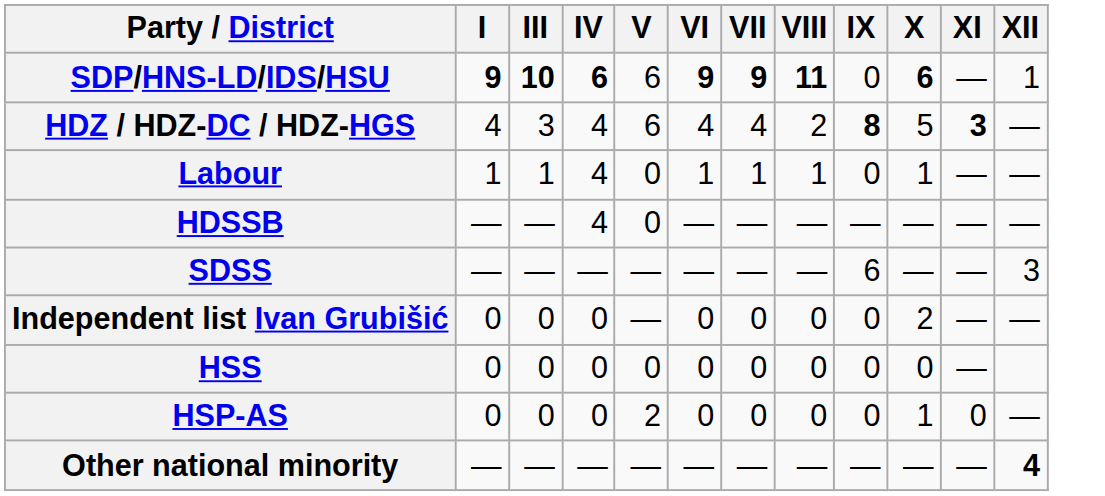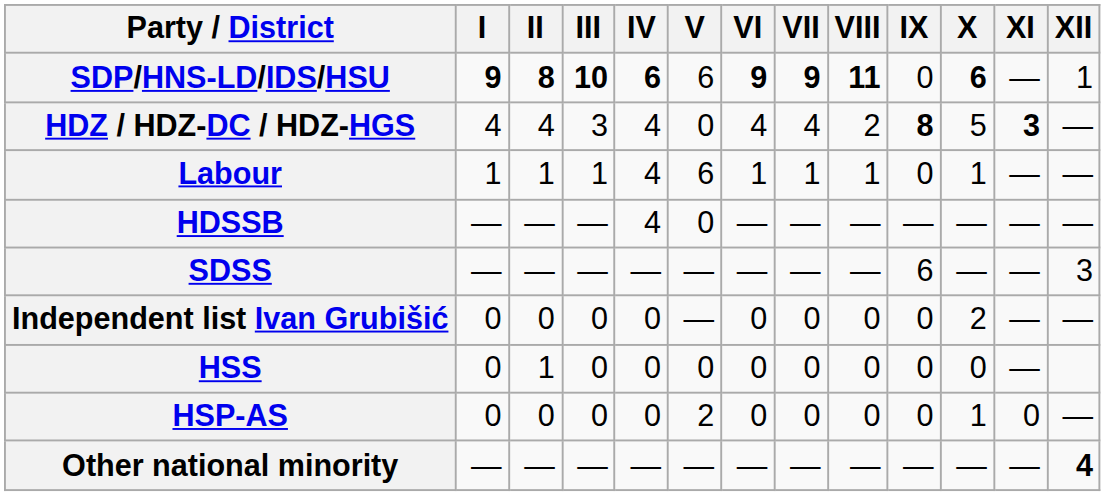+ column: (535, 28)
(653, 125) 6 -> (706, 125) 0
(653, 174) 0 -> (706, 174) 6
